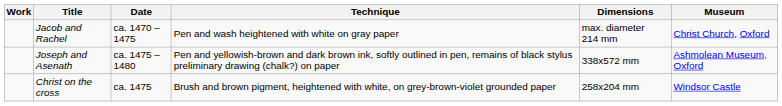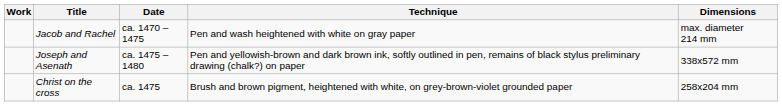- column: (724, 12)
